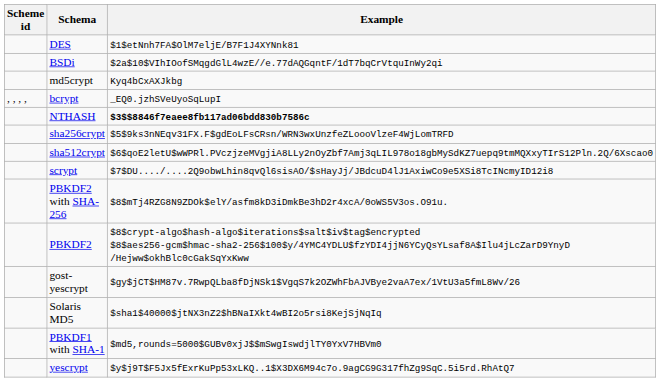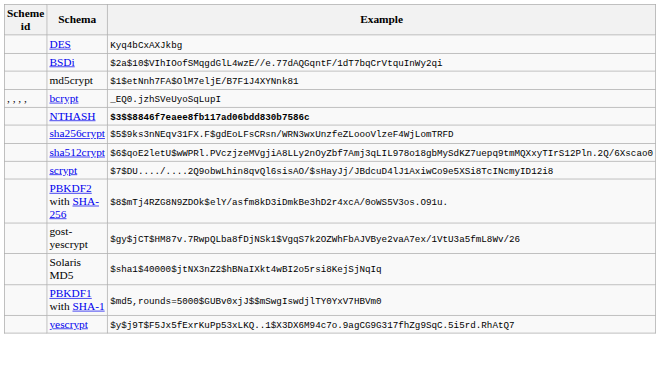(204, 45) $1$etNnh7FA$OlM7eljE/B7F1J4XYNnk81 -> (146, 45) Kyq4bCxAXJkbg
(146, 81) Kyq4bCxAXJkbg -> (204, 81) $1$etNnh7FA$OlM7eljE/B7F1J4XYNnk81
- row: (71, 244)
